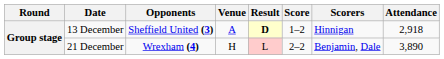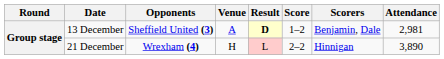(334, 29) Hinnigan -> (347, 29) Benjamin, Dale
(411, 29) 2,918 -> (411, 29) 2,981
(347, 46) Benjamin, Dale -> (334, 46) Hinnigan
